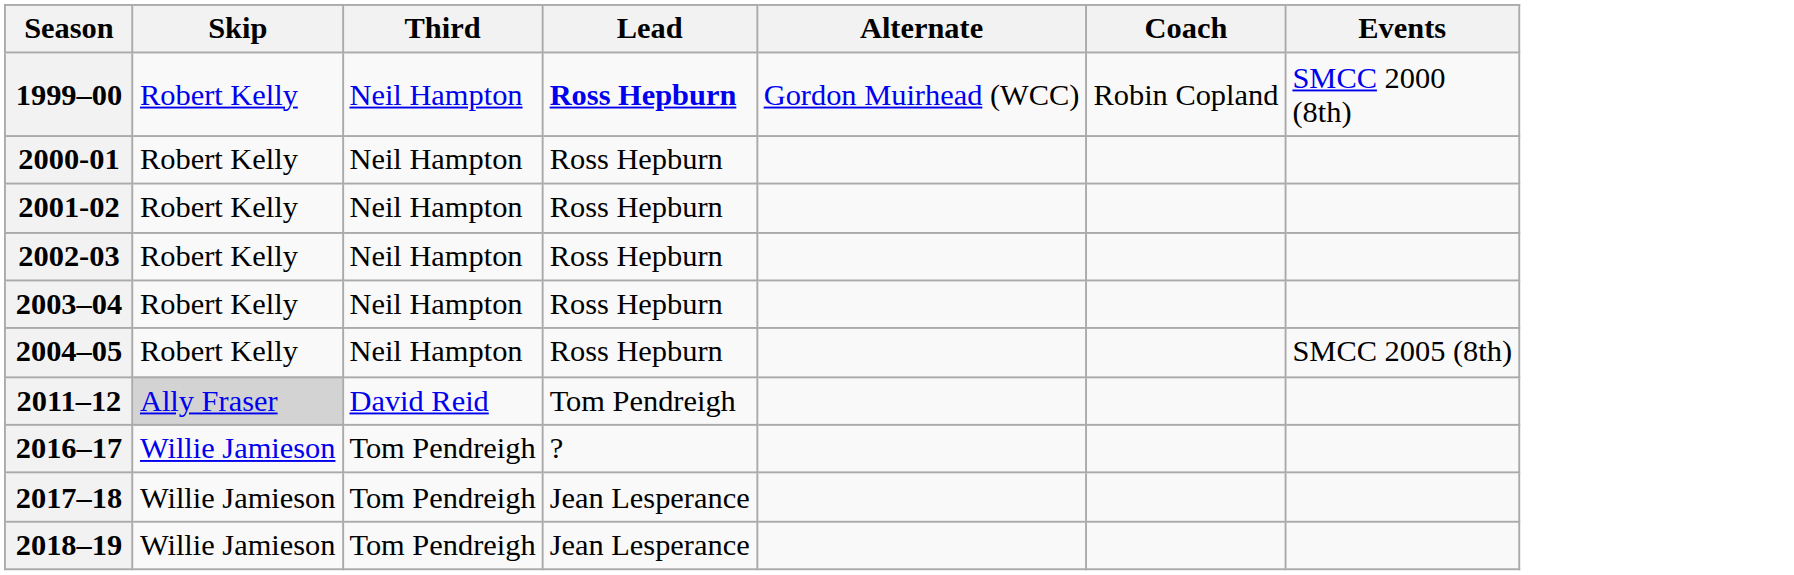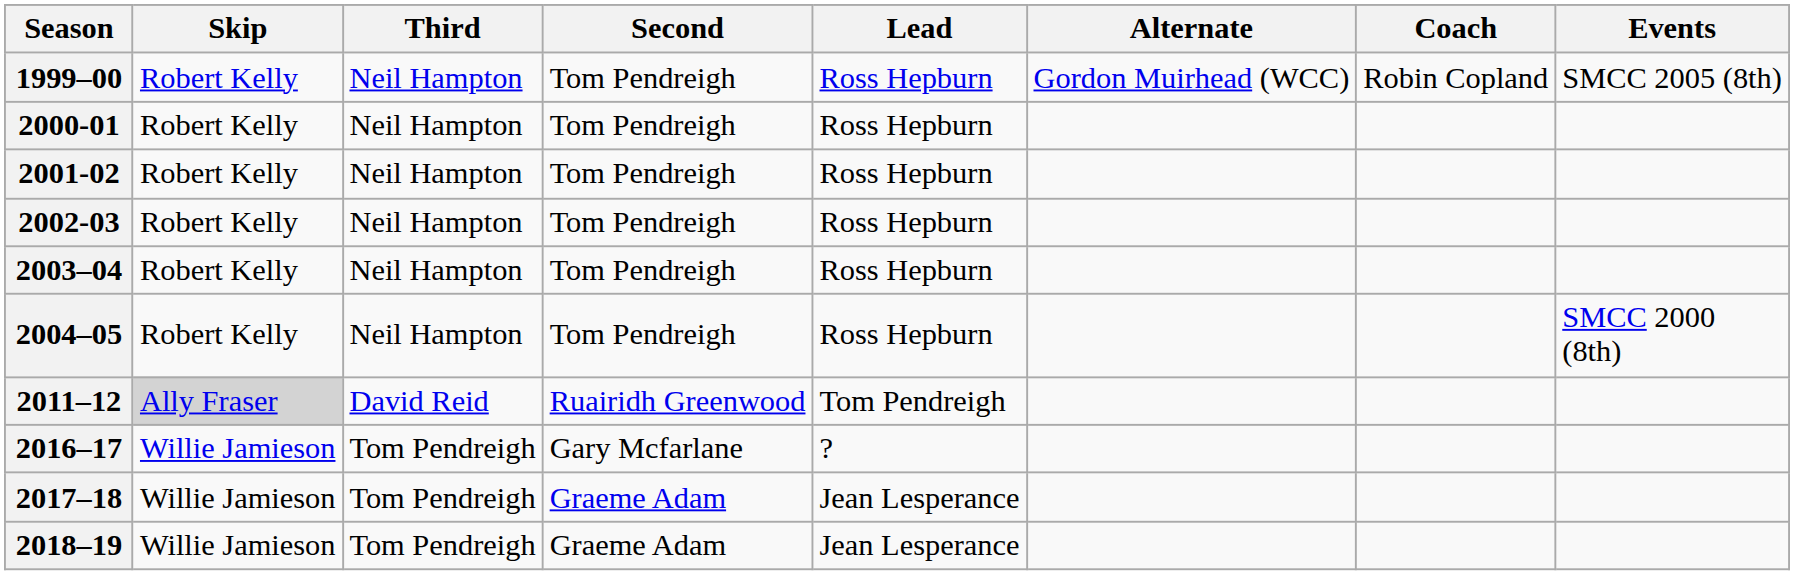+ column: (678, 28)
(643, 93) bold -> (906, 76) normal
(1369, 93) SMCC 2000 (8th) -> (1672, 76) SMCC 2005 (8th)
(1402, 352) SMCC 2005 (8th) -> (1639, 334) SMCC 2000 (8th)
